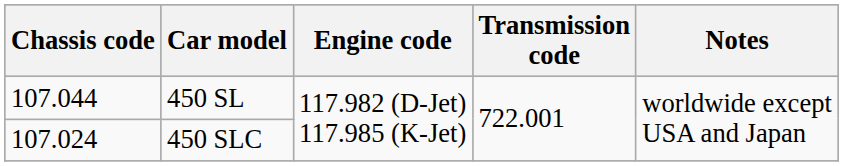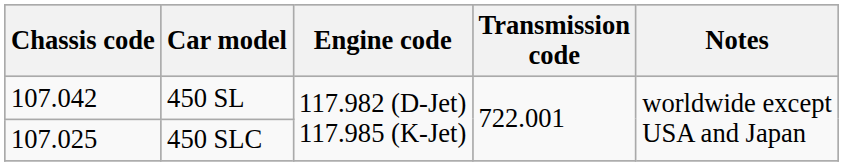(54, 97) 107.044 -> (54, 97) 107.042
(54, 139) 107.024 -> (54, 139) 107.025
